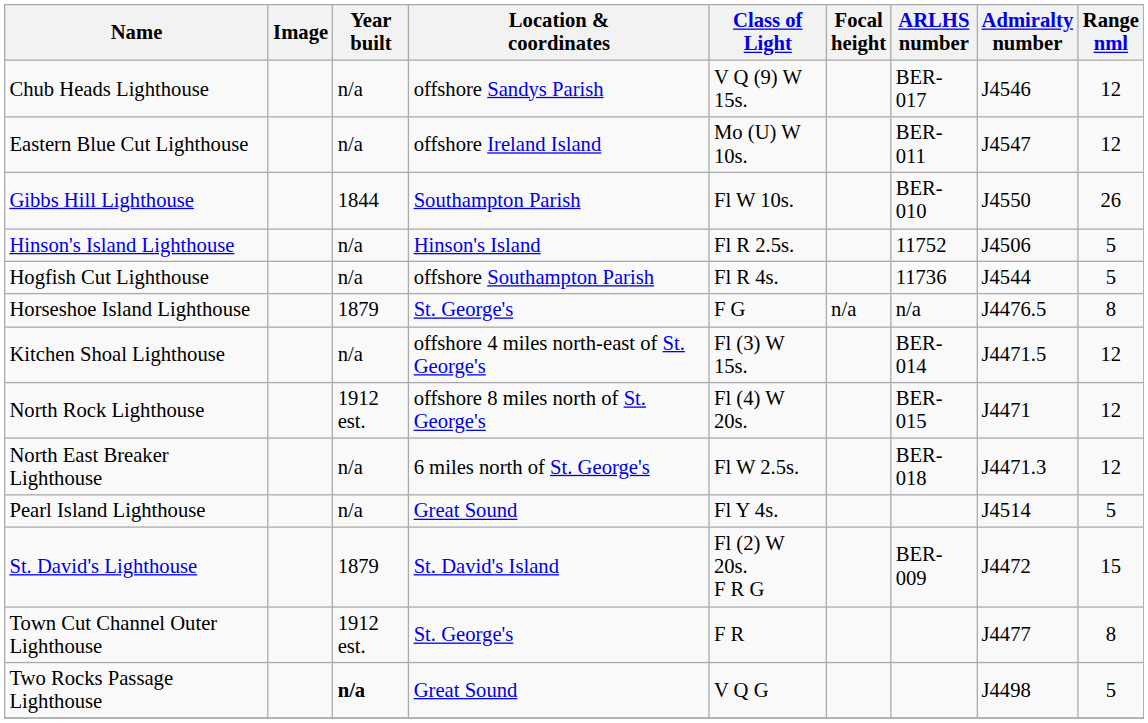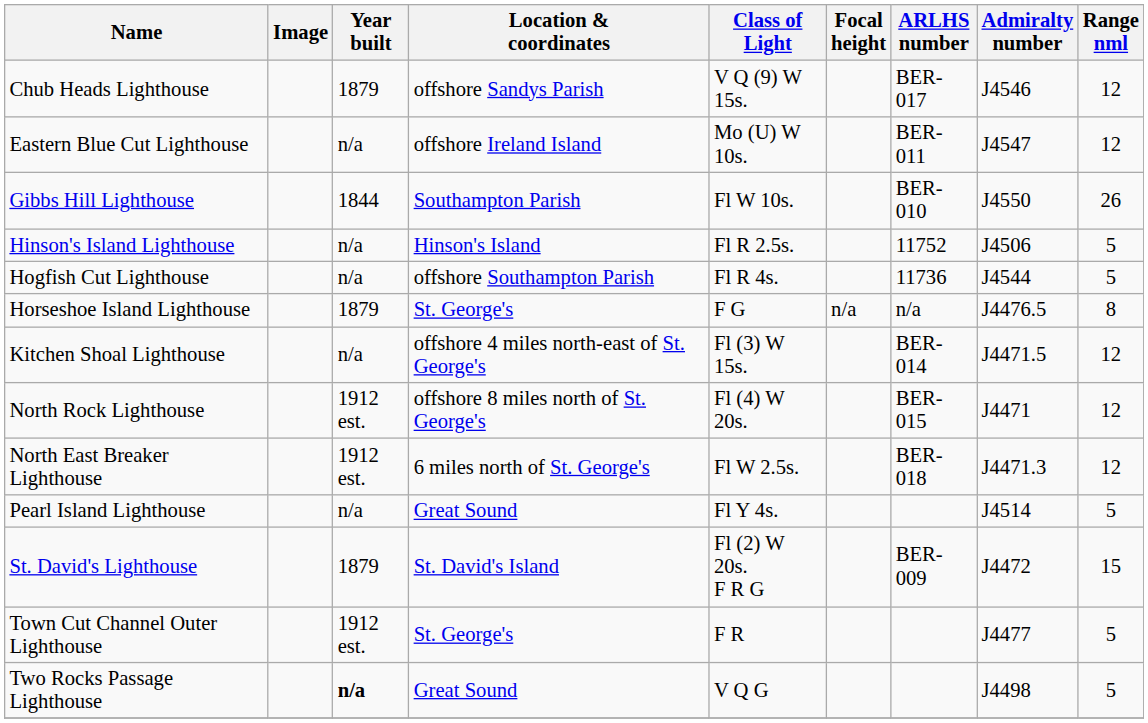(350, 88) n/a -> (358, 88) 1879
(350, 466) n/a -> (358, 466) 1912 est.
(1111, 634) 8 -> (1111, 634) 5
